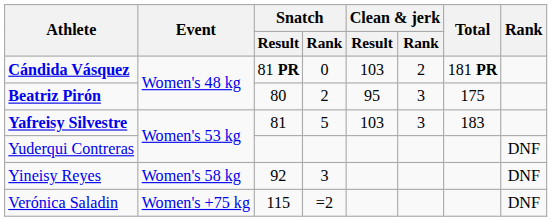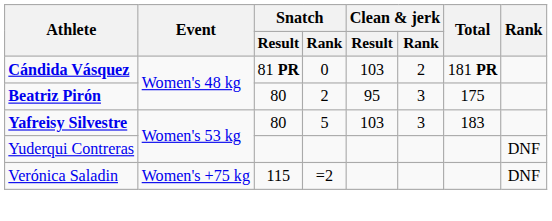(278, 123) 81 -> (278, 123) 80
- row: (55, 176)
